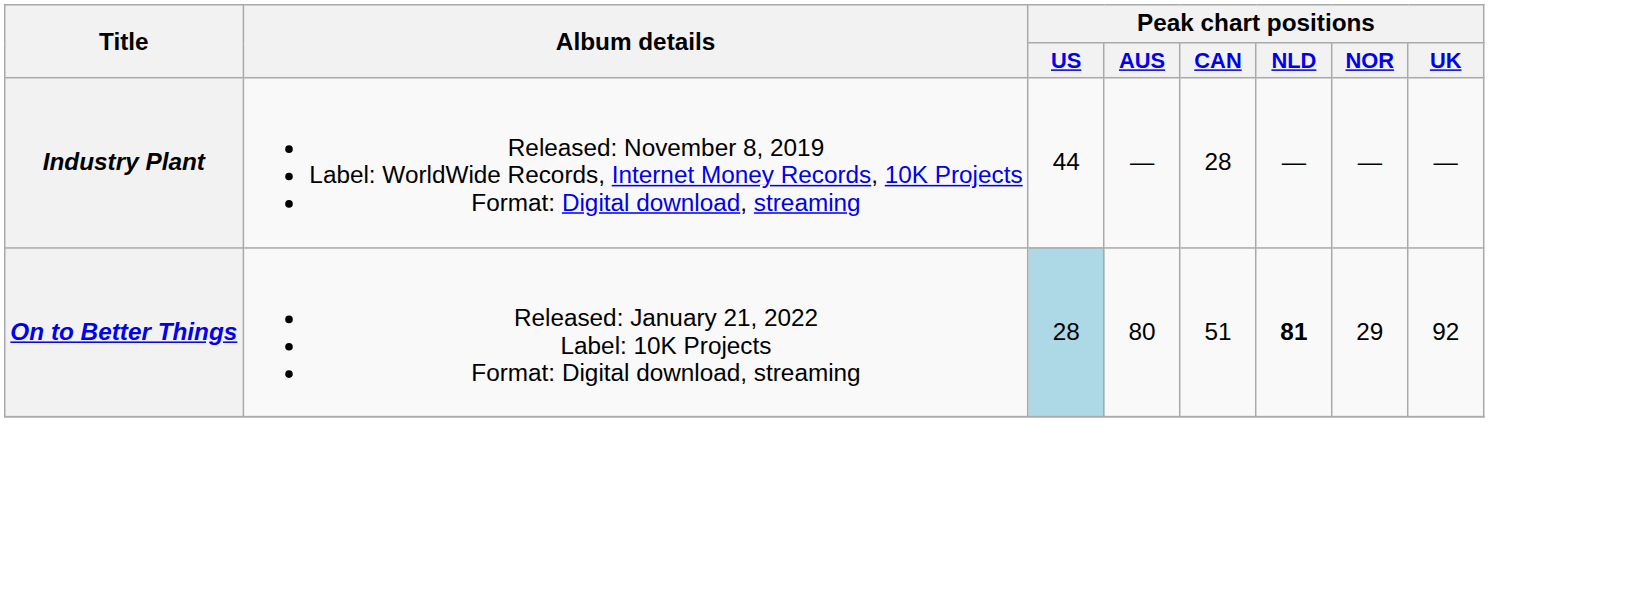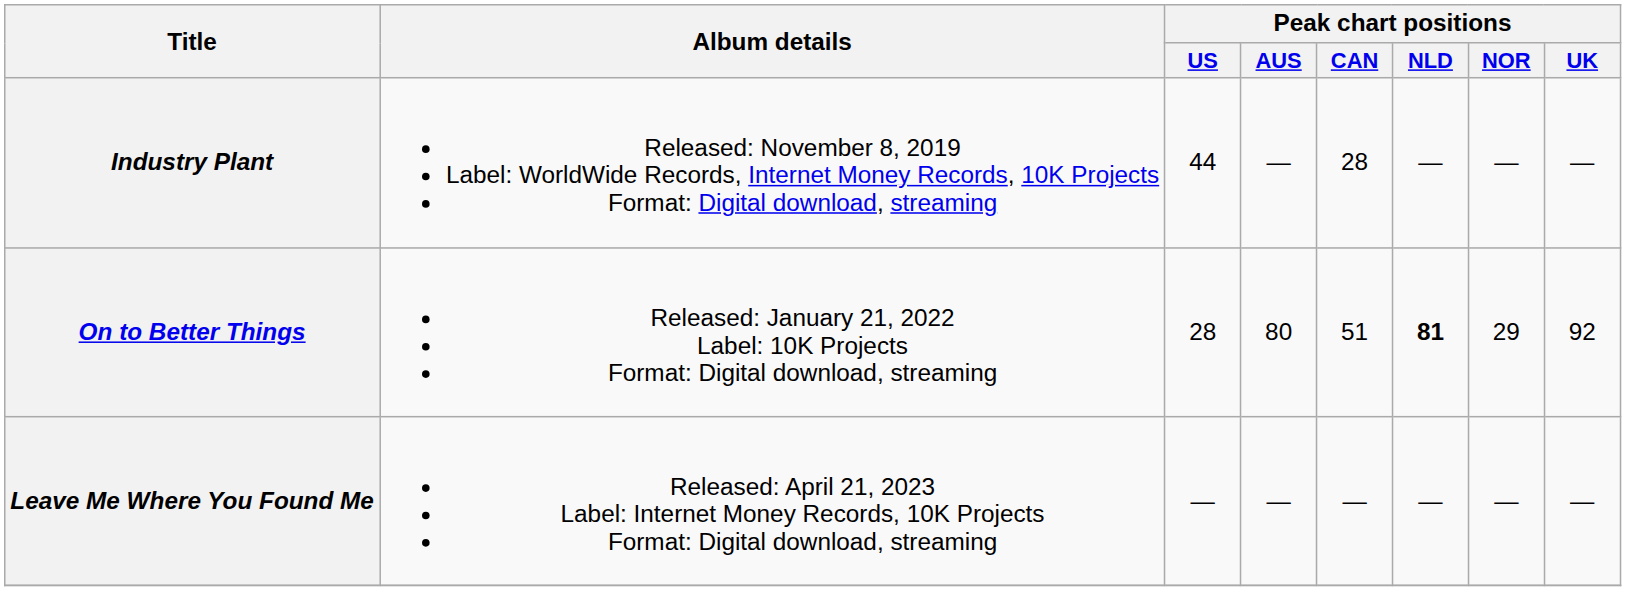(1066, 331) lightblue background -> (1203, 331) no background
+ row: (192, 500)
